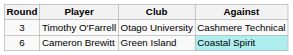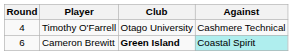(22, 27) 3 -> (22, 27) 4
(149, 43) normal -> (150, 43) bold
